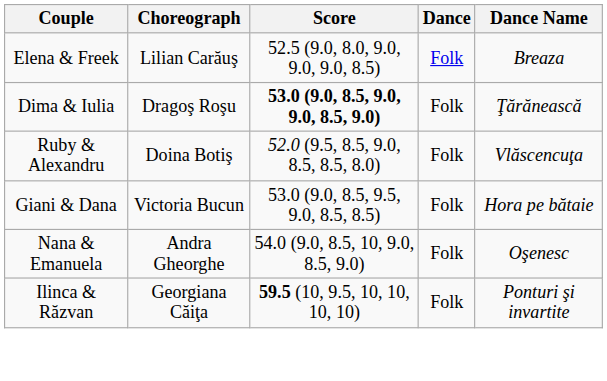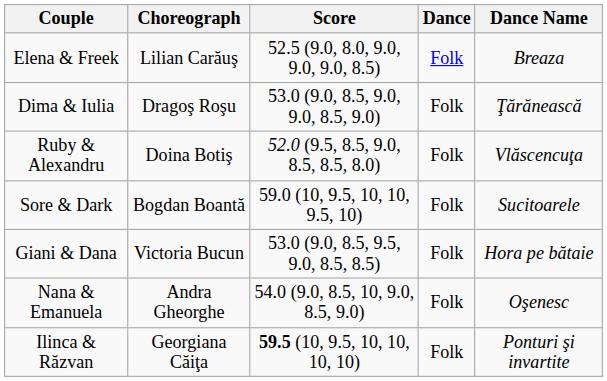(334, 106) bold -> (334, 106) normal
+ row: (66, 204)
